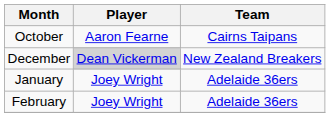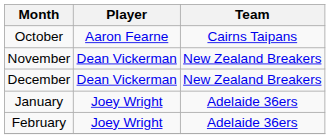+ row: (39, 58)
(127, 58) lightgrey background -> (127, 79) no background
